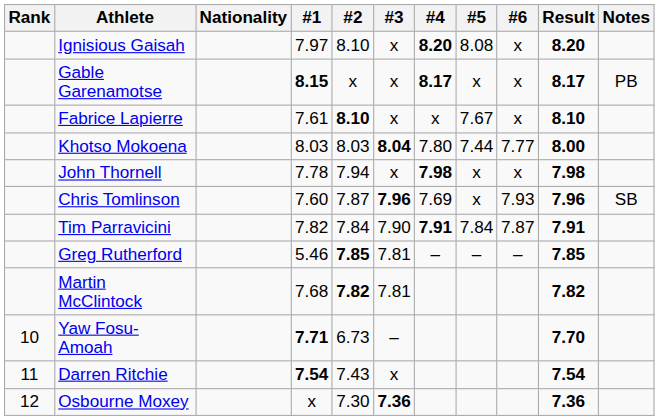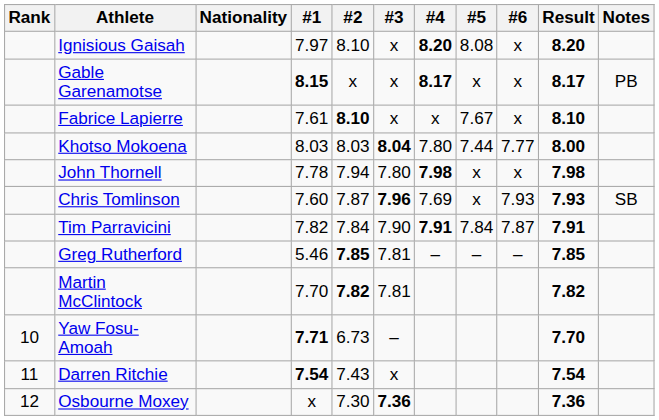(394, 173) x -> (394, 173) 7.80
(568, 200) 7.96 -> (568, 200) 7.93
(312, 291) 7.68 -> (312, 291) 7.70
